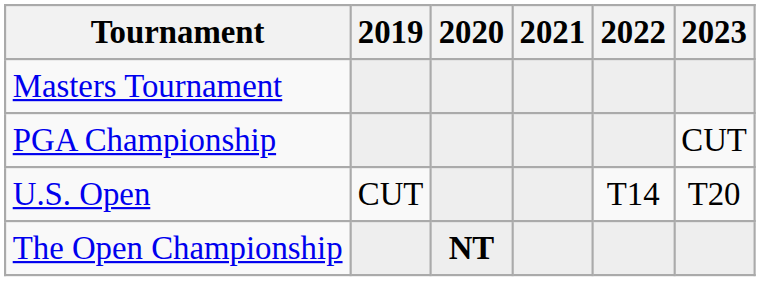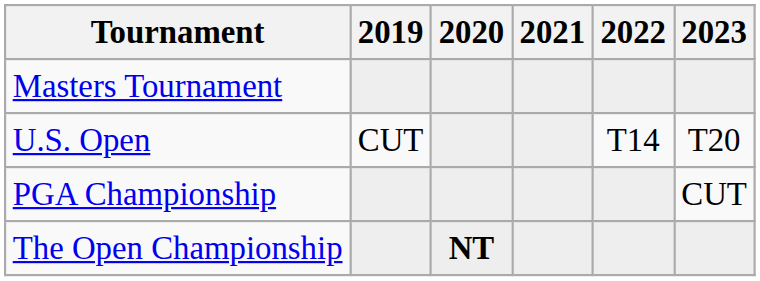rows swapped: (144, 140) <-> (82, 194)
